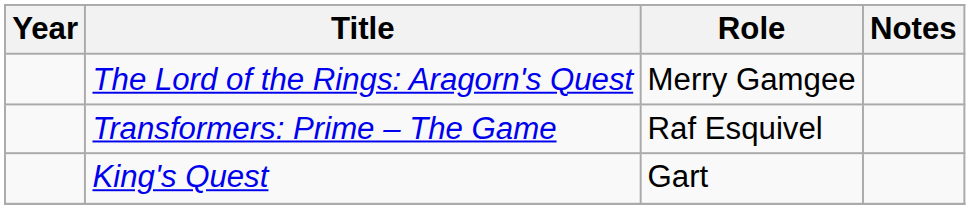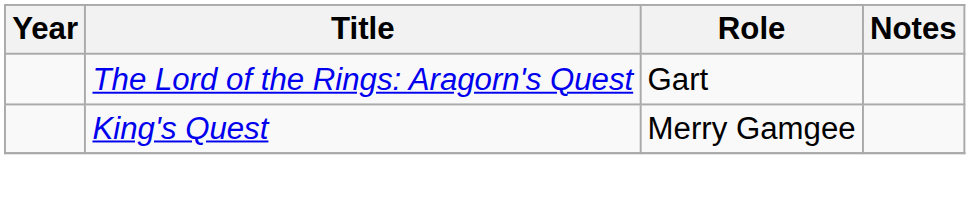(752, 78) Merry Gamgee -> (678, 78) Gart
- row: (325, 128)
(678, 177) Gart -> (752, 128) Merry Gamgee
